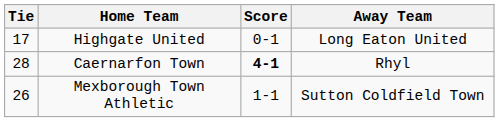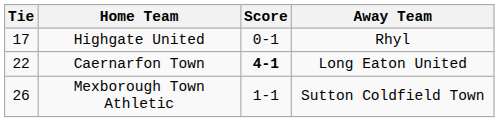(393, 40) Long Eaton United -> (393, 40) Rhyl
(21, 64) 28 -> (21, 64) 22
(393, 64) Rhyl -> (393, 64) Long Eaton United
